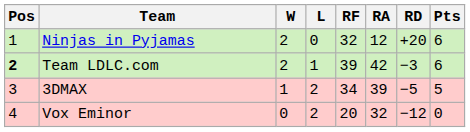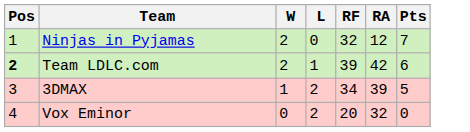- column: (413, 17)
(438, 41) 6 -> (404, 41) 7
